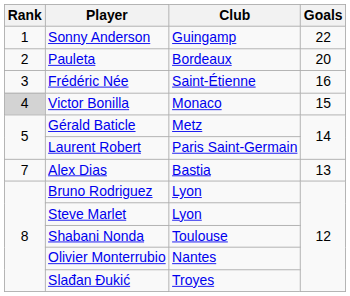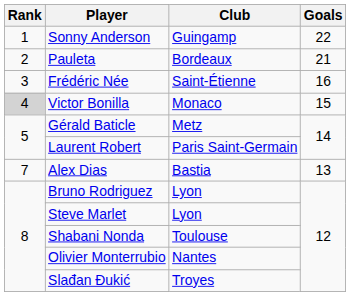(323, 59) 20 -> (323, 59) 21
